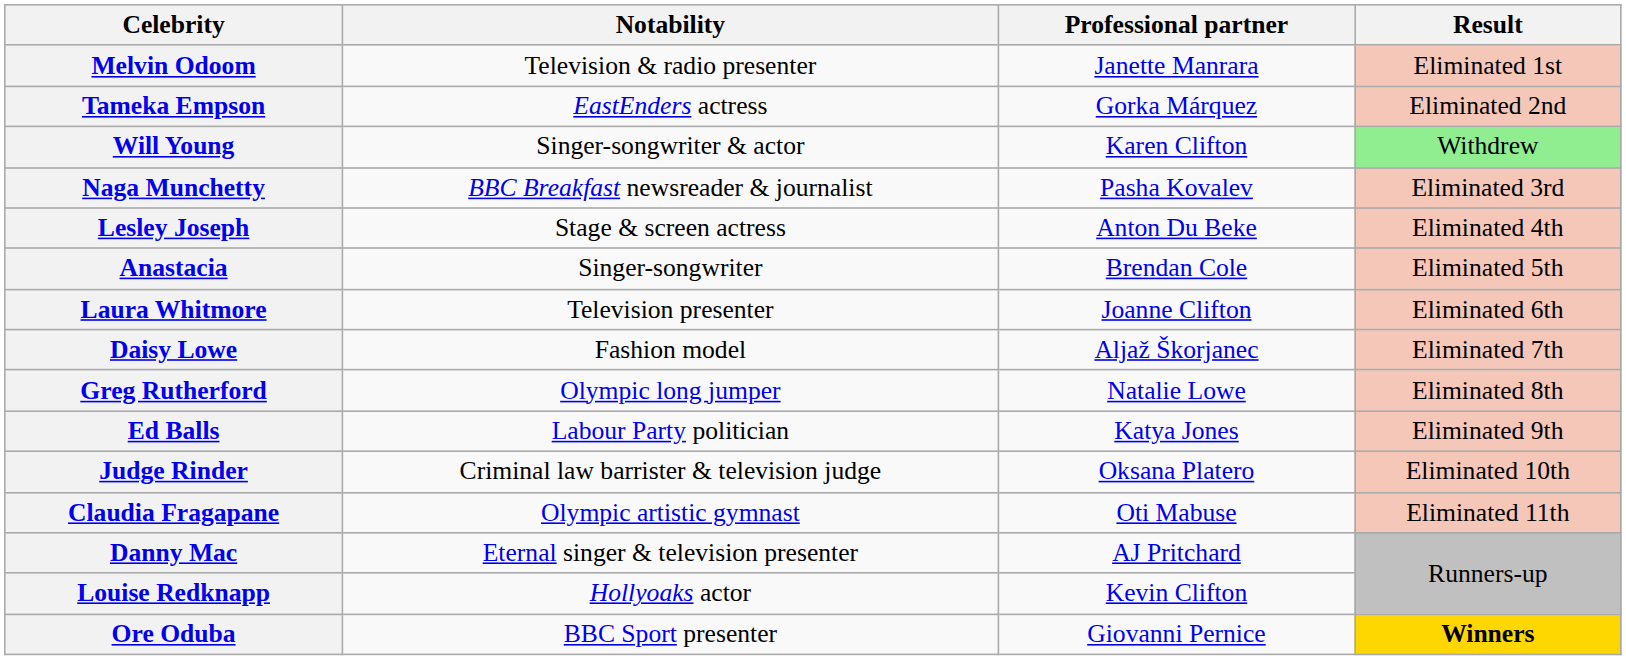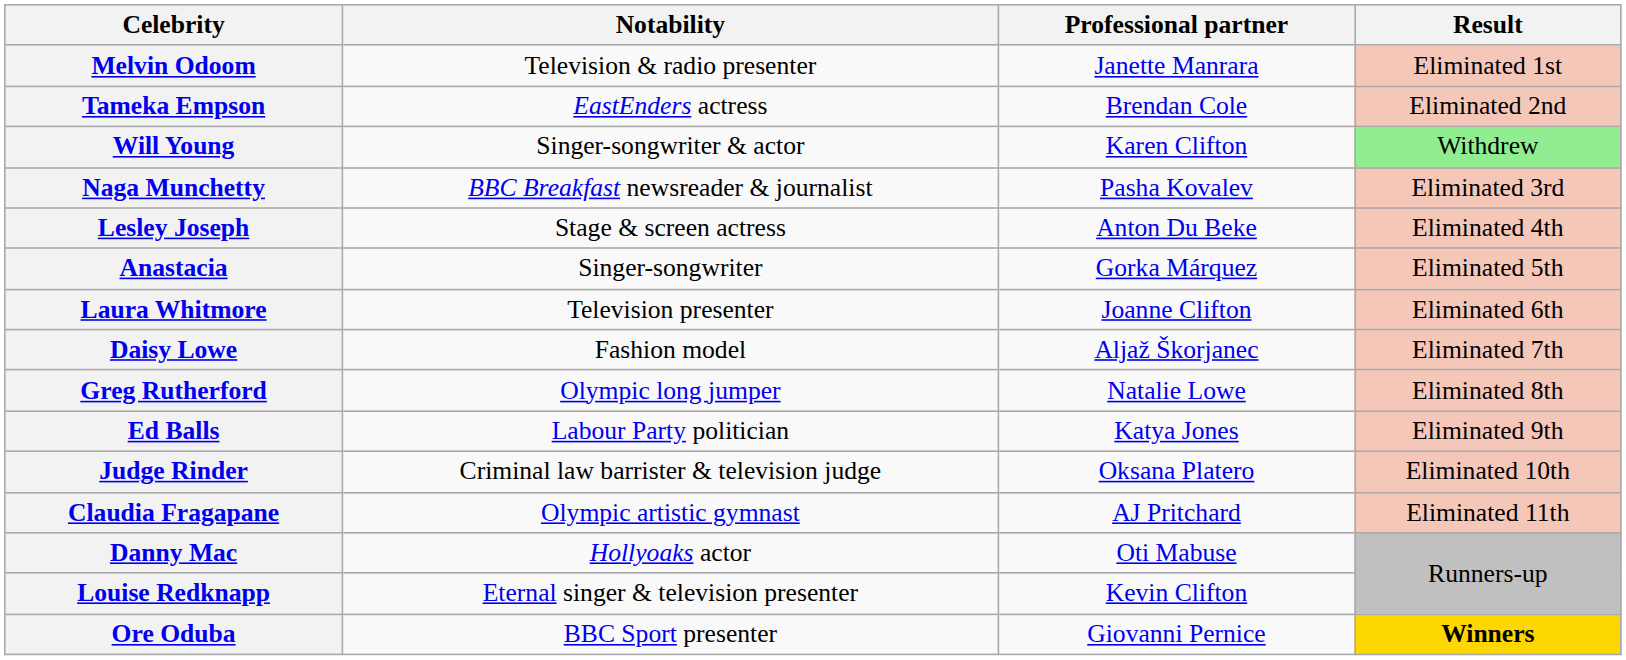(1176, 106) Gorka Márquez -> (1176, 106) Brendan Cole
(1176, 268) Brendan Cole -> (1176, 268) Gorka Márquez
(1176, 512) Oti Mabuse -> (1176, 512) AJ Pritchard
(670, 552) Eternal singer & television presenter -> (670, 552) Hollyoaks actor
(1176, 552) AJ Pritchard -> (1176, 552) Oti Mabuse
(670, 593) Hollyoaks actor -> (670, 593) Eternal singer & television presenter
